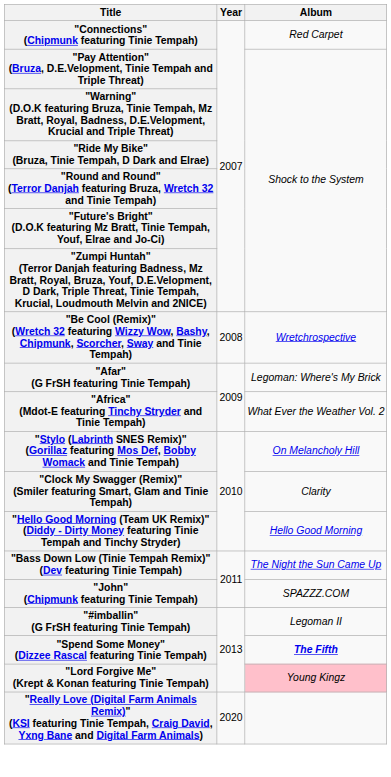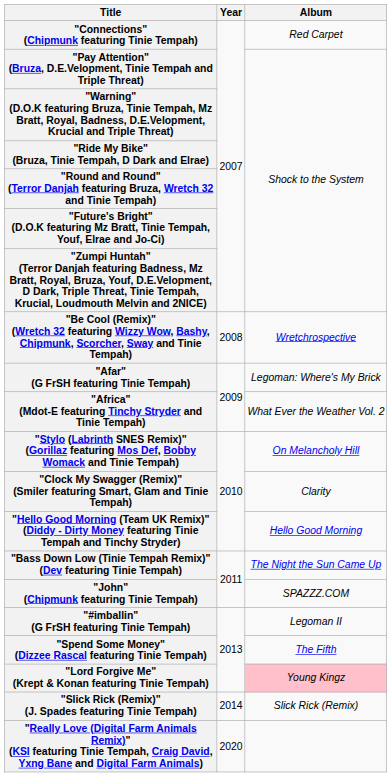(316, 649) bold -> (316, 649) normal
+ row: (111, 706)
